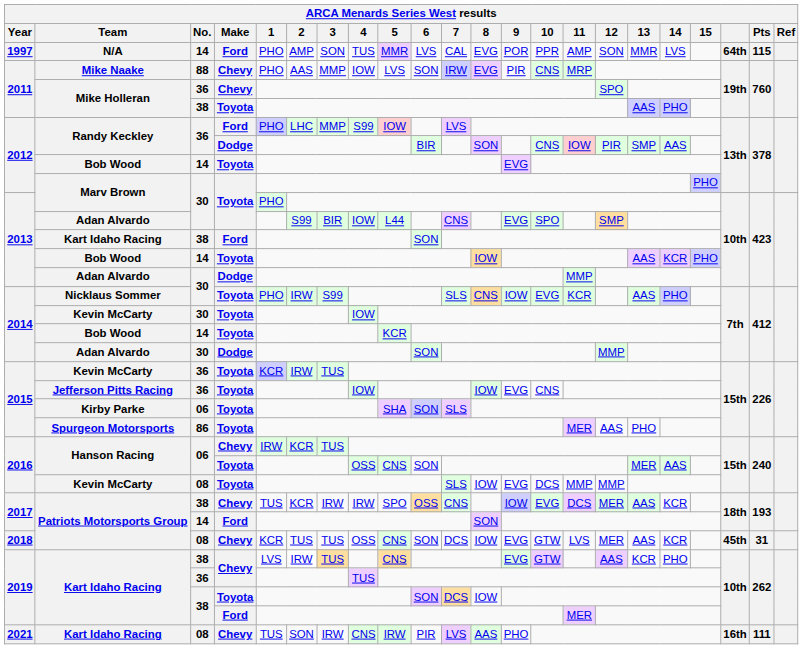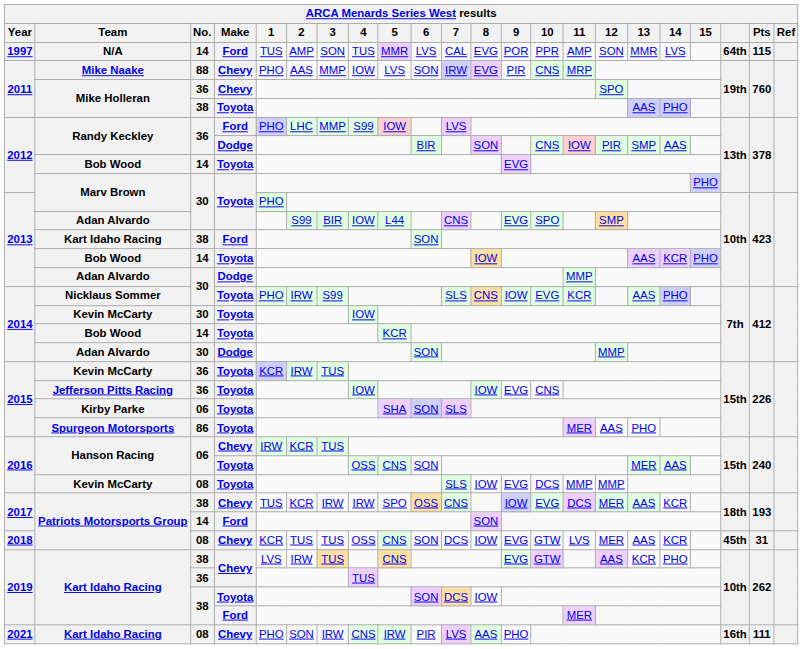(271, 51) PHO -> (271, 51) TUS
(271, 634) TUS -> (271, 634) PHO
